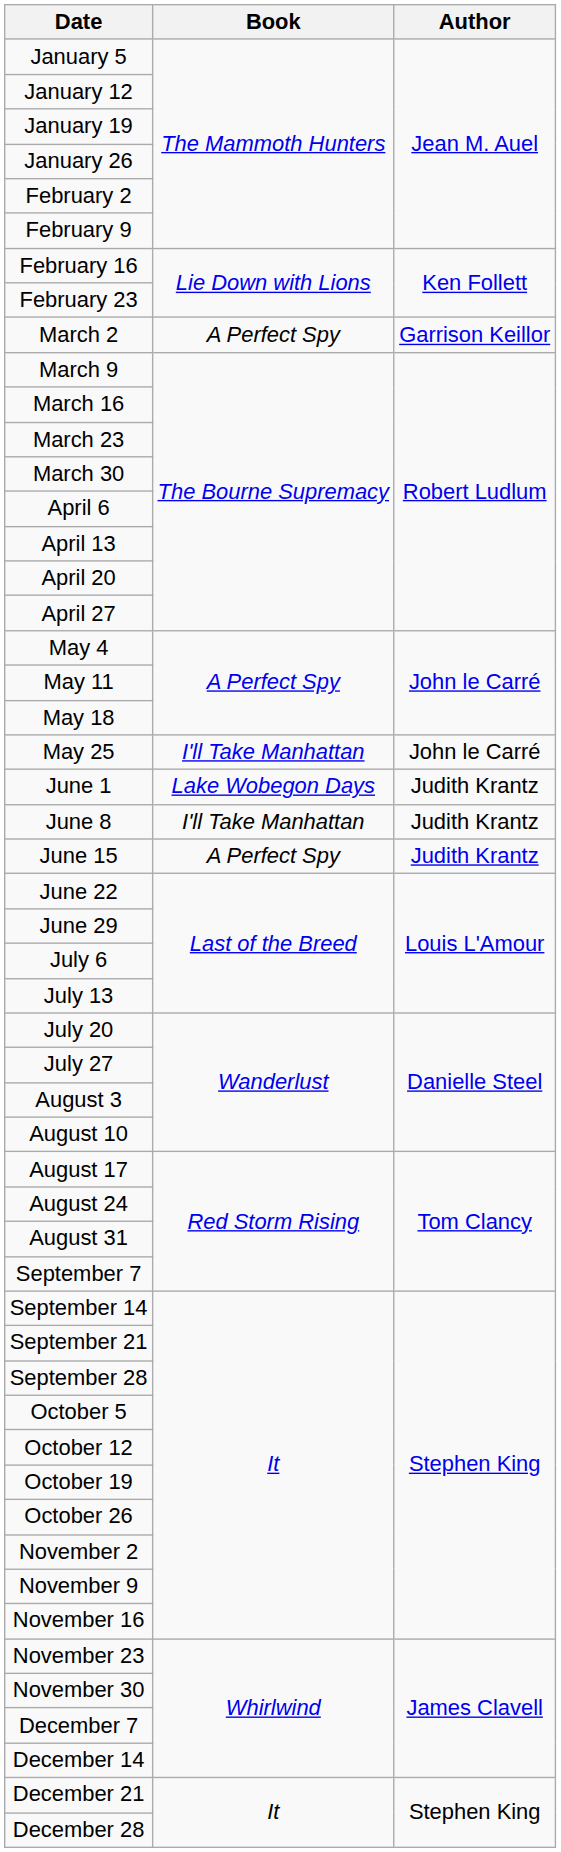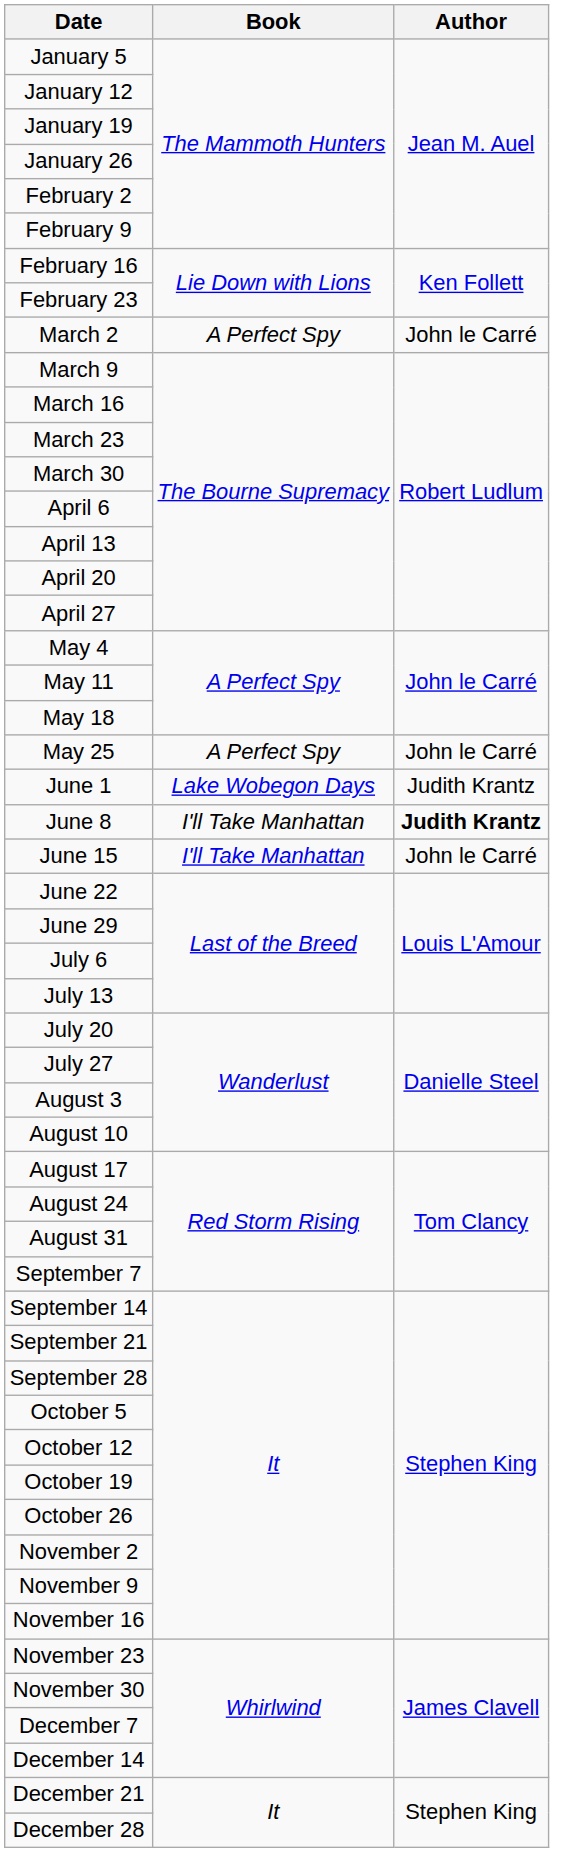(475, 334) Garrison Keillor -> (471, 334) John le Carré
(273, 751) I'll Take Manhattan -> (273, 751) A Perfect Spy
(475, 821) normal -> (471, 821) bold
(273, 856) A Perfect Spy -> (273, 856) I'll Take Manhattan
(475, 856) Judith Krantz -> (471, 856) John le Carré
